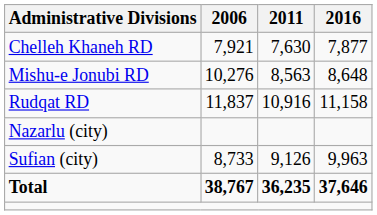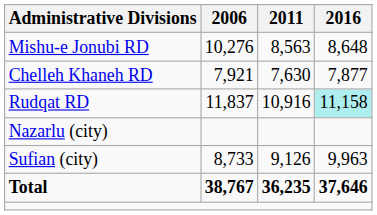rows swapped: (81, 46) <-> (79, 74)
(344, 103) no background -> (344, 103) paleturquoise background
